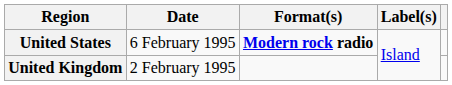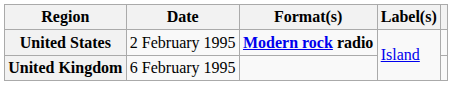(183, 42) 6 February 1995 -> (183, 42) 2 February 1995
(183, 67) 2 February 1995 -> (183, 67) 6 February 1995
